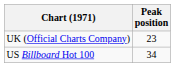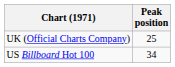(152, 39) 23 -> (152, 39) 25
